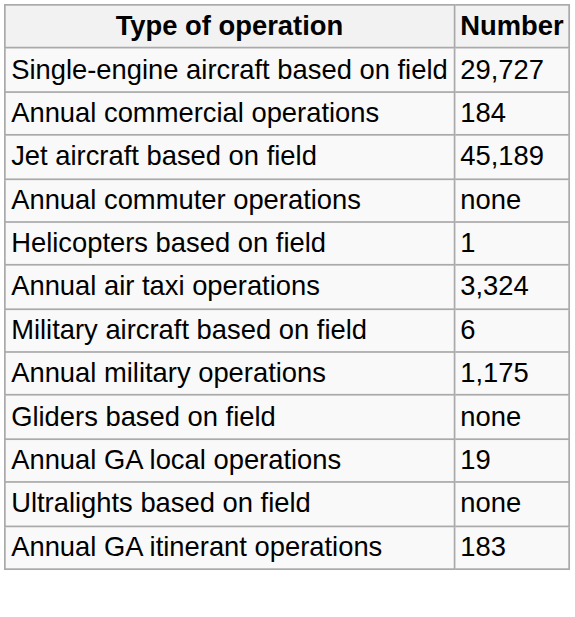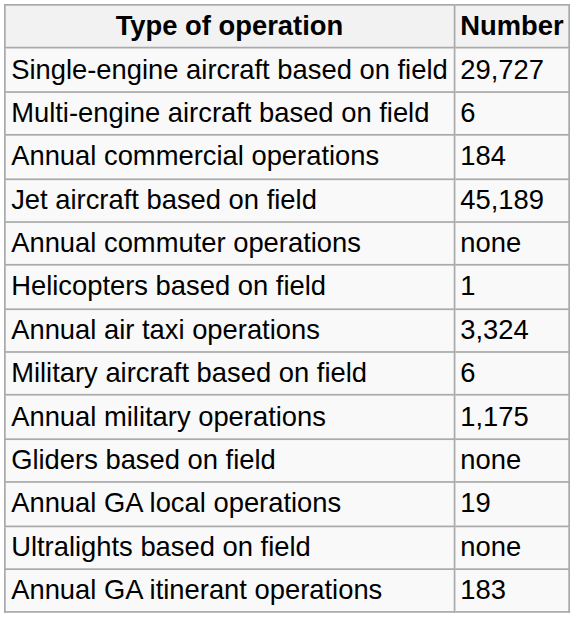+ row: (220, 112)
